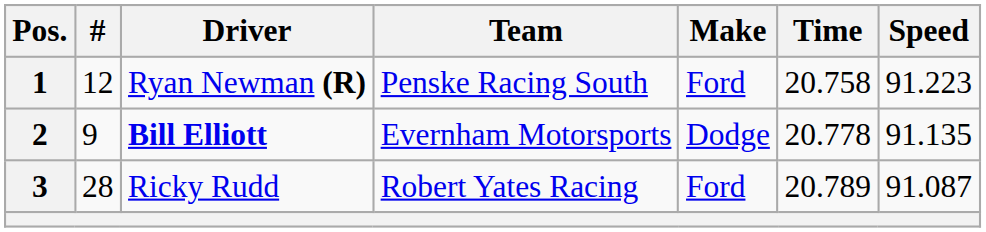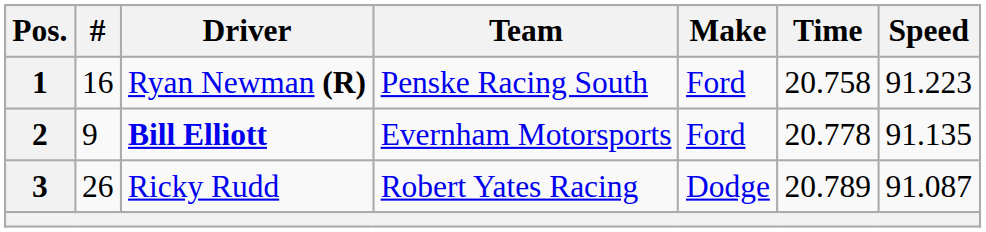(98, 82) 12 -> (98, 82) 16
(728, 134) Dodge -> (716, 134) Ford
(98, 186) 28 -> (98, 186) 26
(716, 186) Ford -> (728, 186) Dodge
